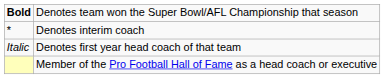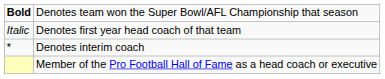rows swapped: (139, 47) <-> (90, 30)
